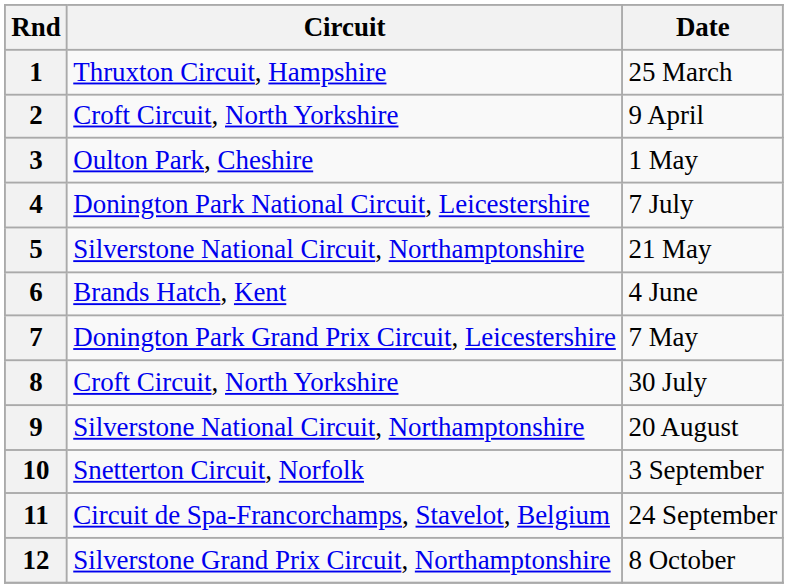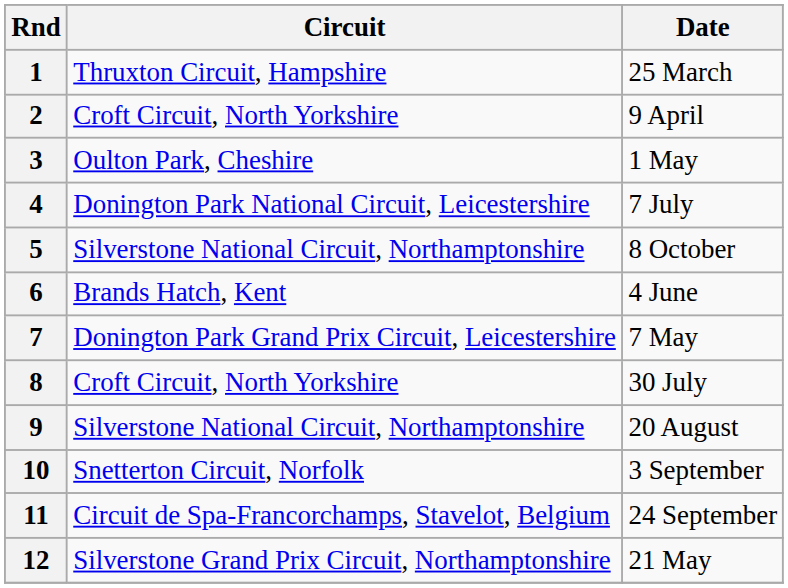(670, 249) 21 May -> (682, 249) 8 October
(682, 560) 8 October -> (670, 560) 21 May
